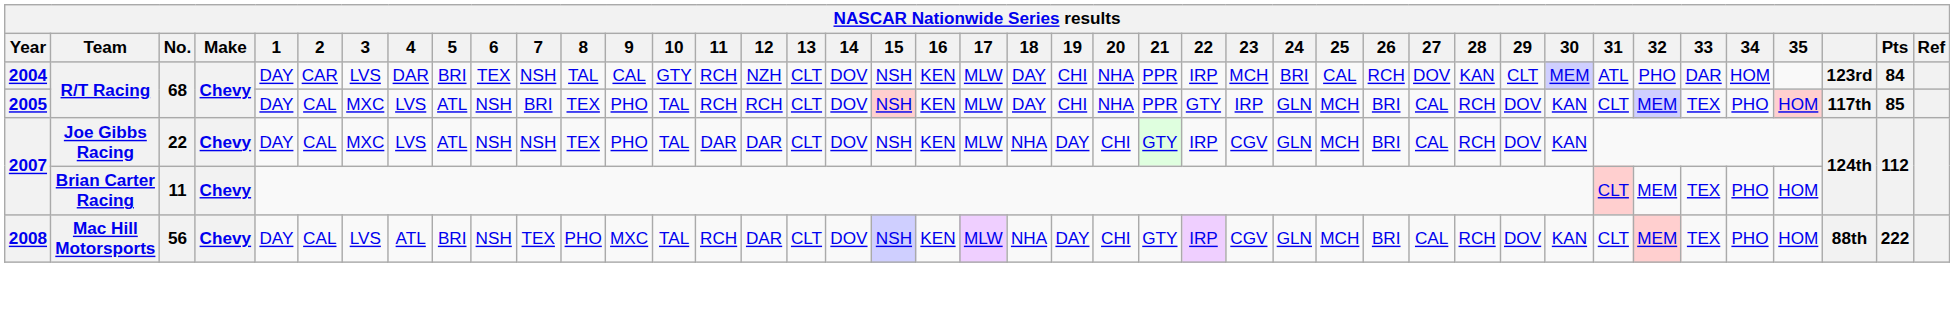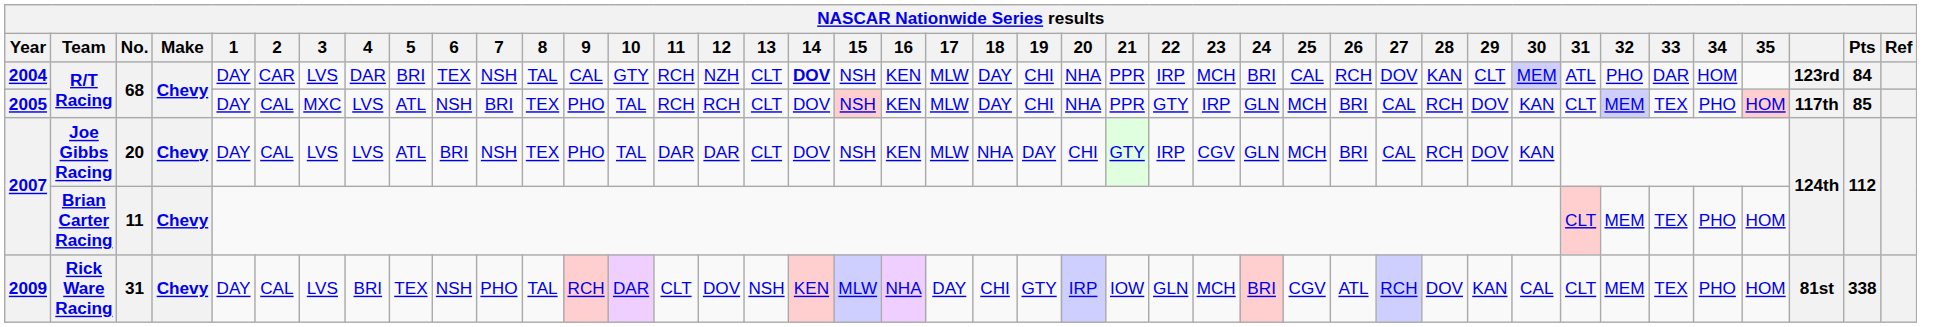(849, 75) normal -> (811, 75) bold
(177, 142) 22 -> (135, 152) 20
(365, 142) MXC -> (322, 152) LVS
(494, 142) NSH -> (454, 152) BRI
- row: (28, 239)
+ row: (28, 289)
